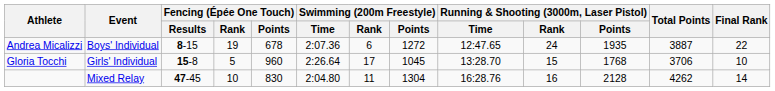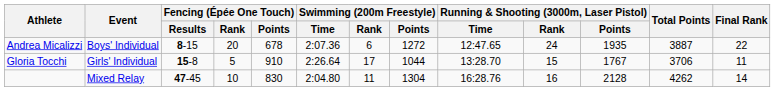(232, 46) 19 -> (232, 46) 20
(274, 62) 960 -> (274, 62) 910
(414, 62) 1045 -> (414, 62) 1044
(615, 62) 1768 -> (615, 62) 1767
(741, 62) 10 -> (741, 62) 11
